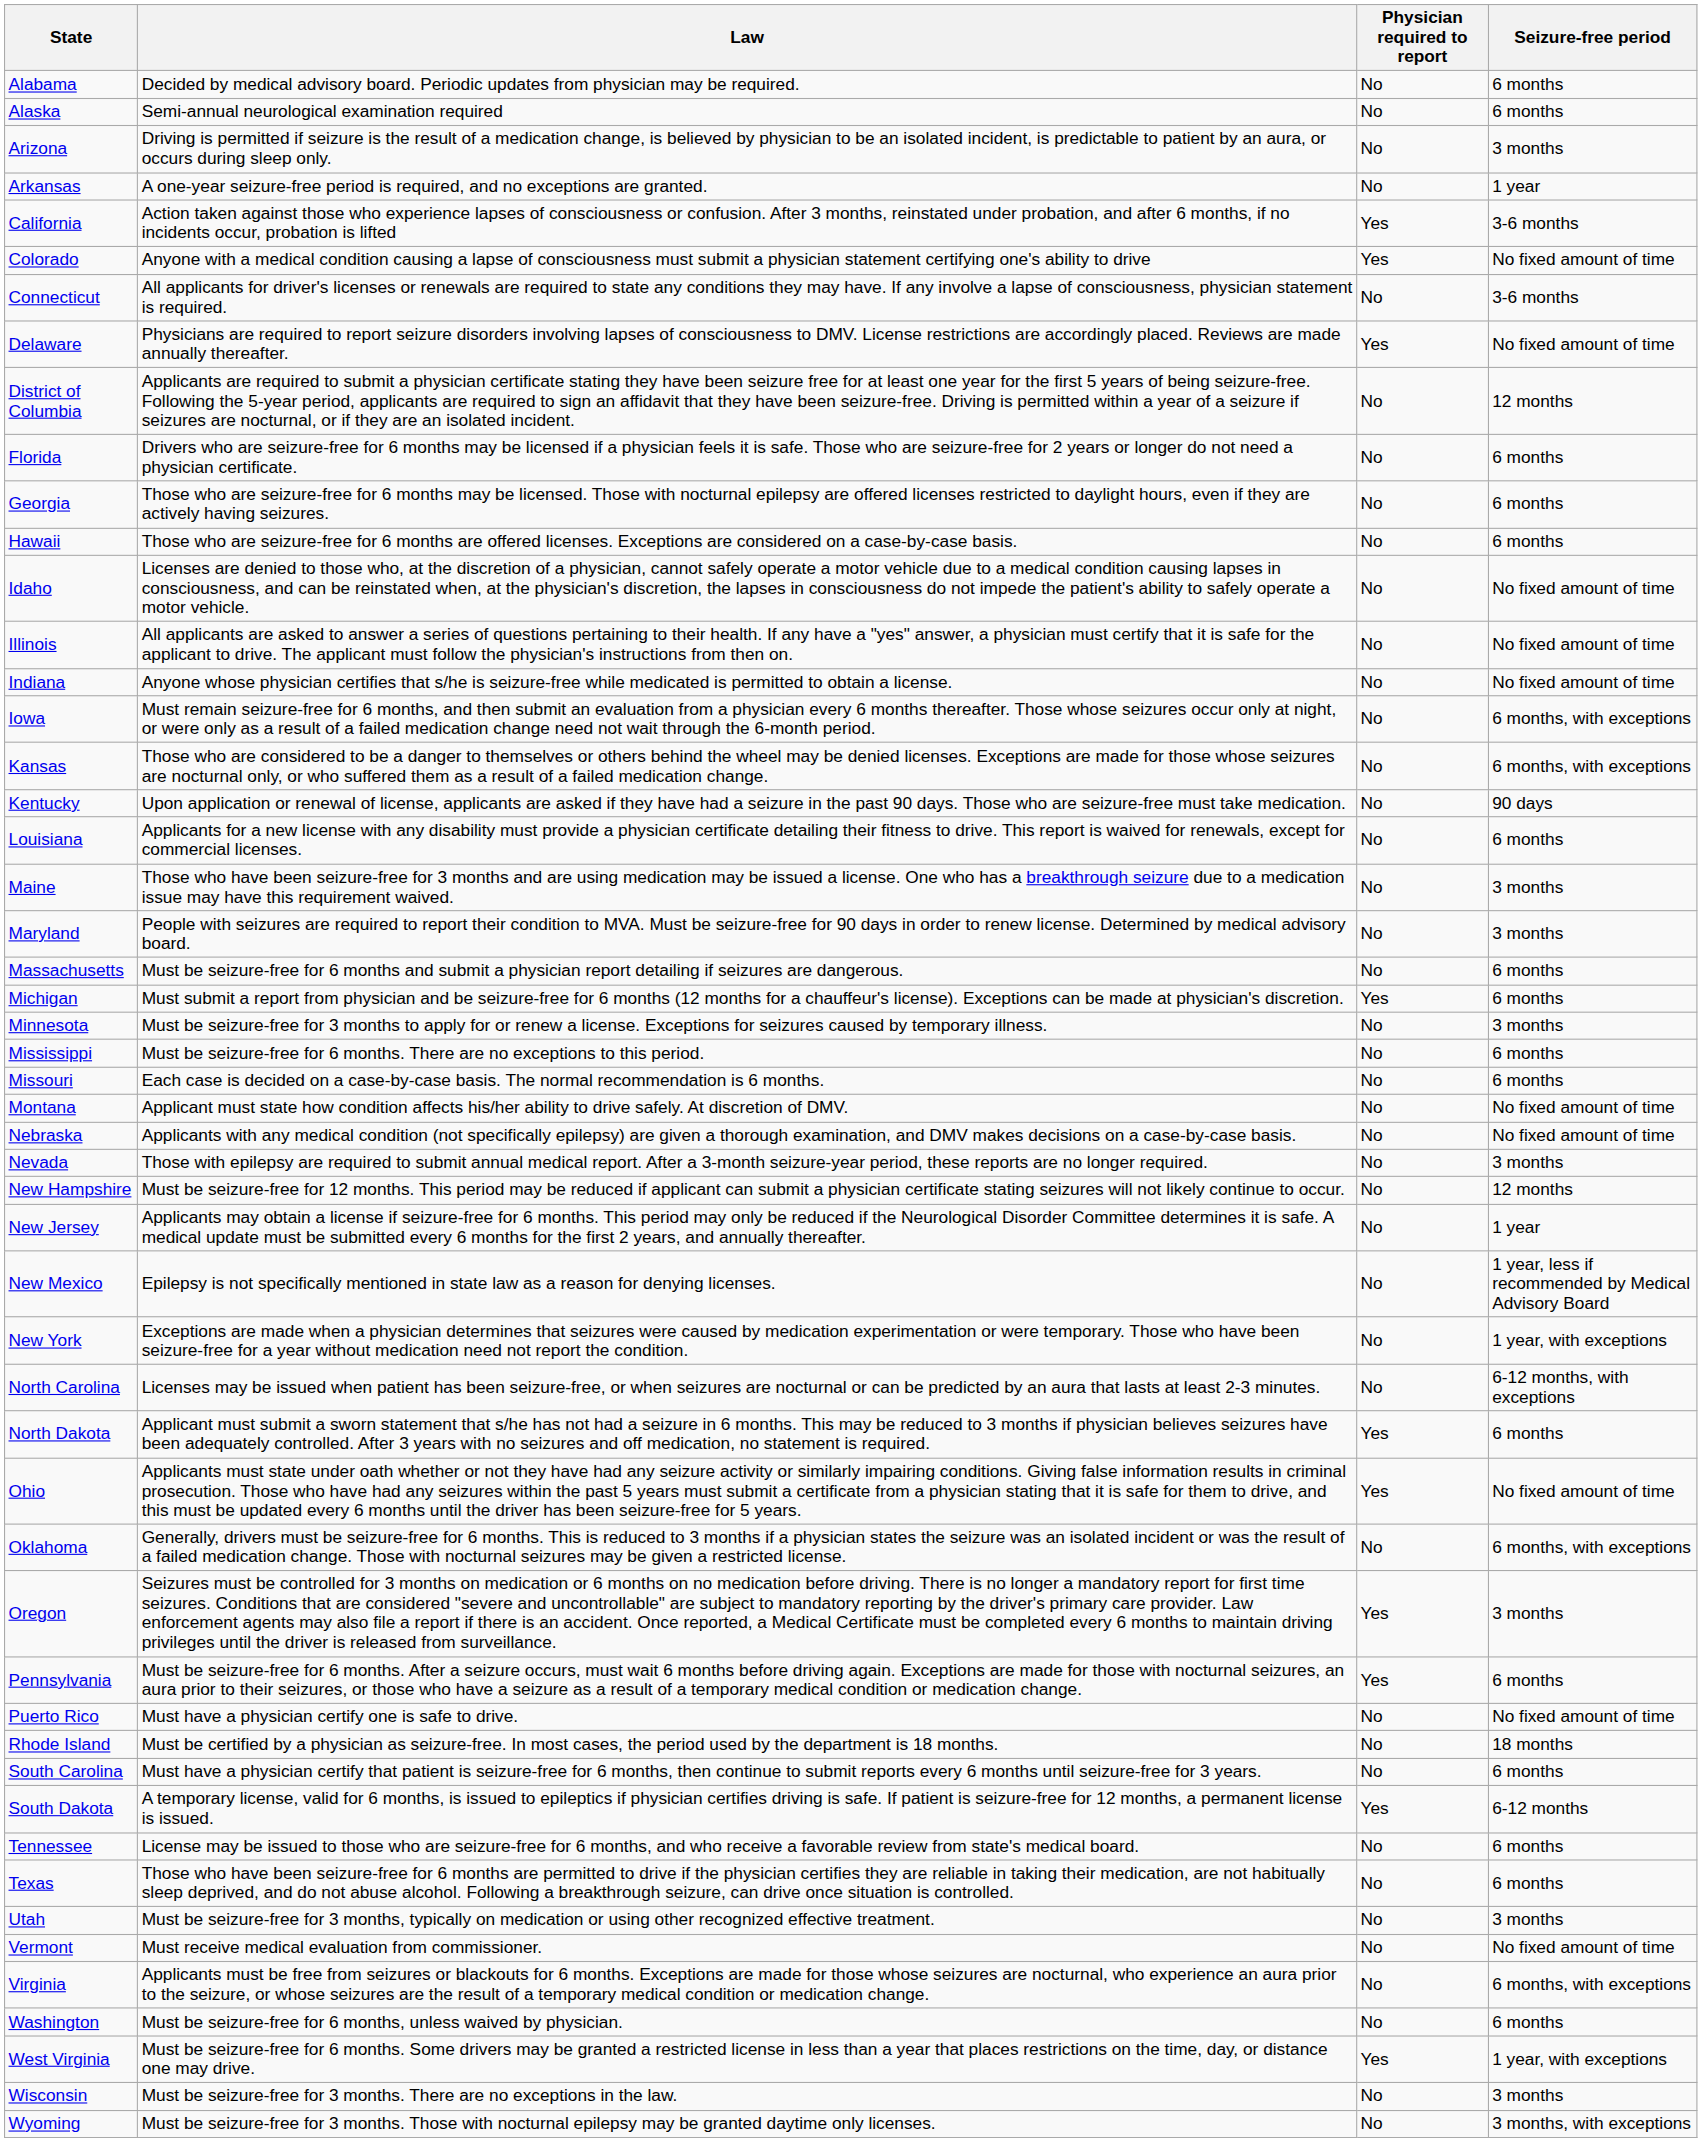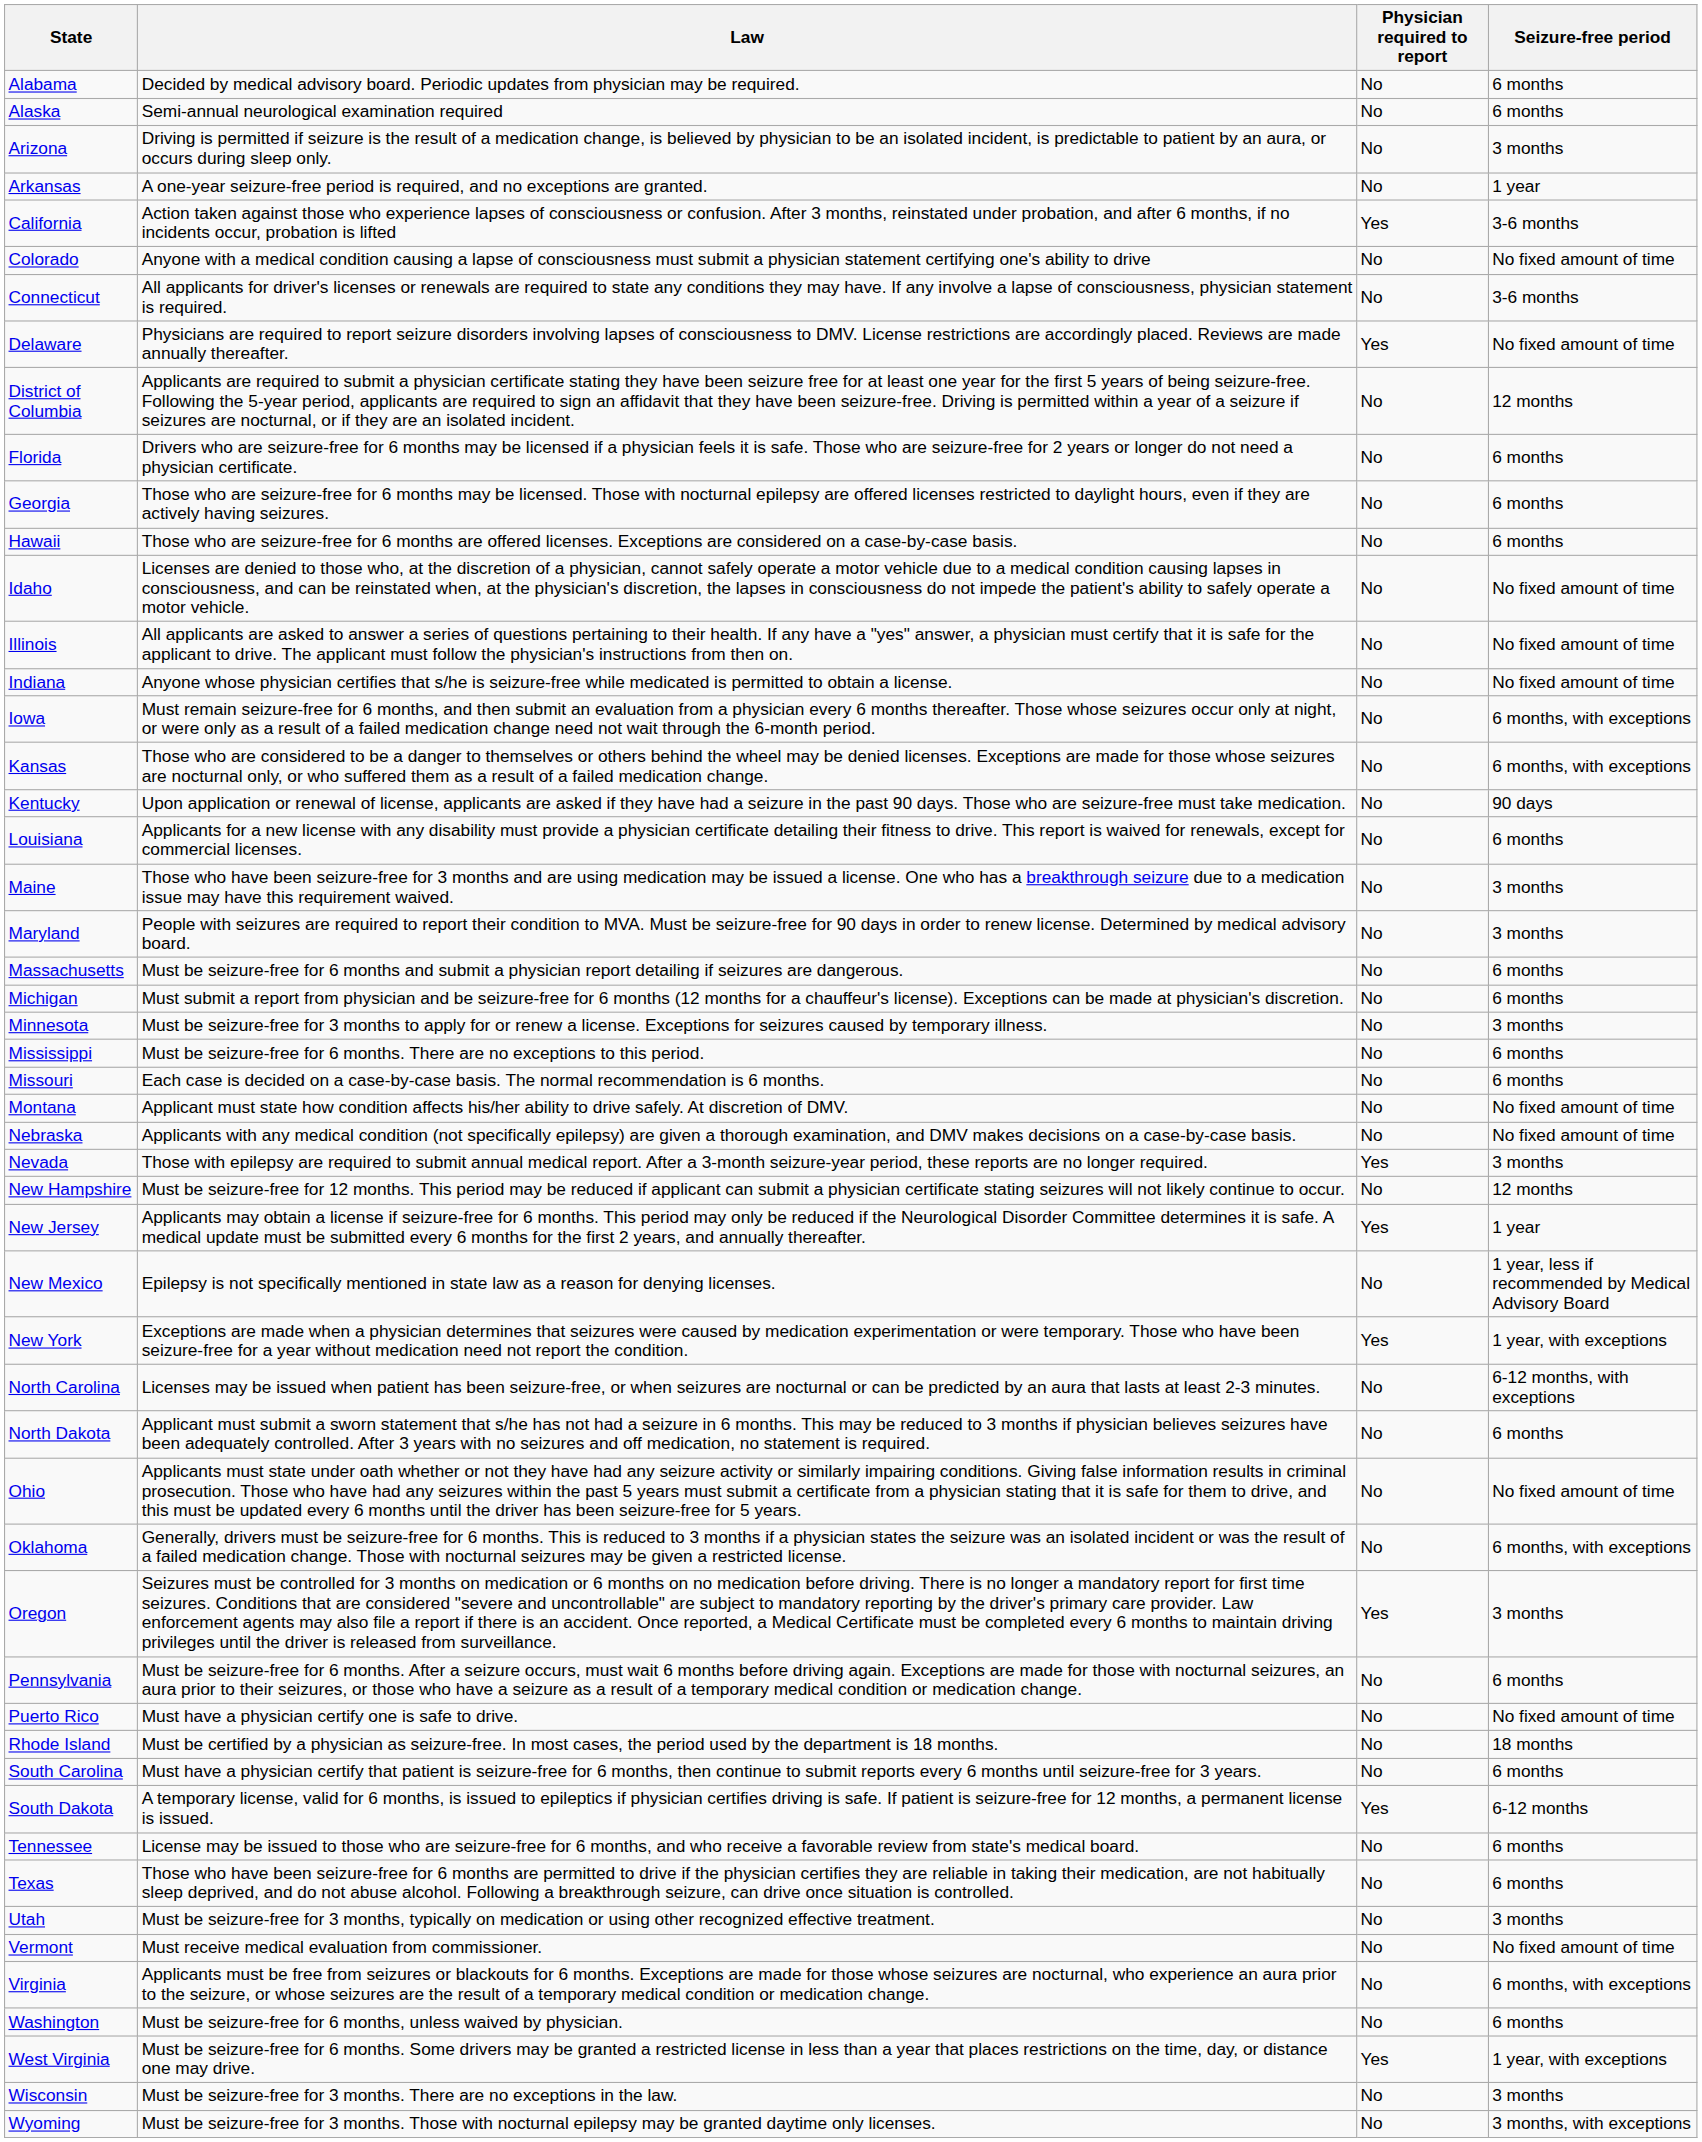(1375, 260) Yes -> (1372, 260) No
(1375, 998) Yes -> (1372, 998) No
(1372, 1162) No -> (1375, 1162) Yes
(1372, 1227) No -> (1375, 1227) Yes
(1372, 1340) No -> (1375, 1340) Yes
(1375, 1434) Yes -> (1372, 1434) No
(1375, 1490) Yes -> (1372, 1490) No
(1375, 1679) Yes -> (1372, 1679) No
